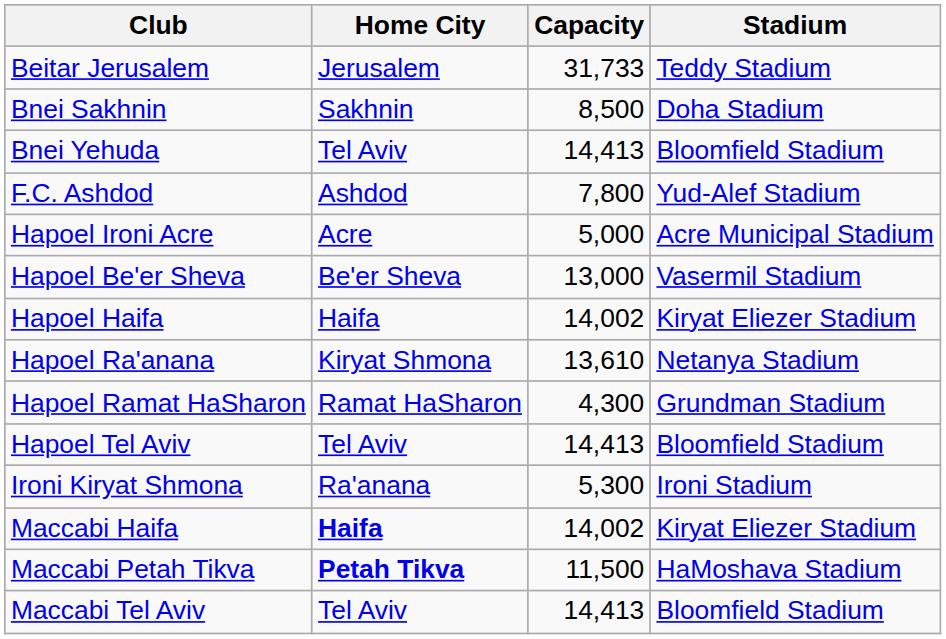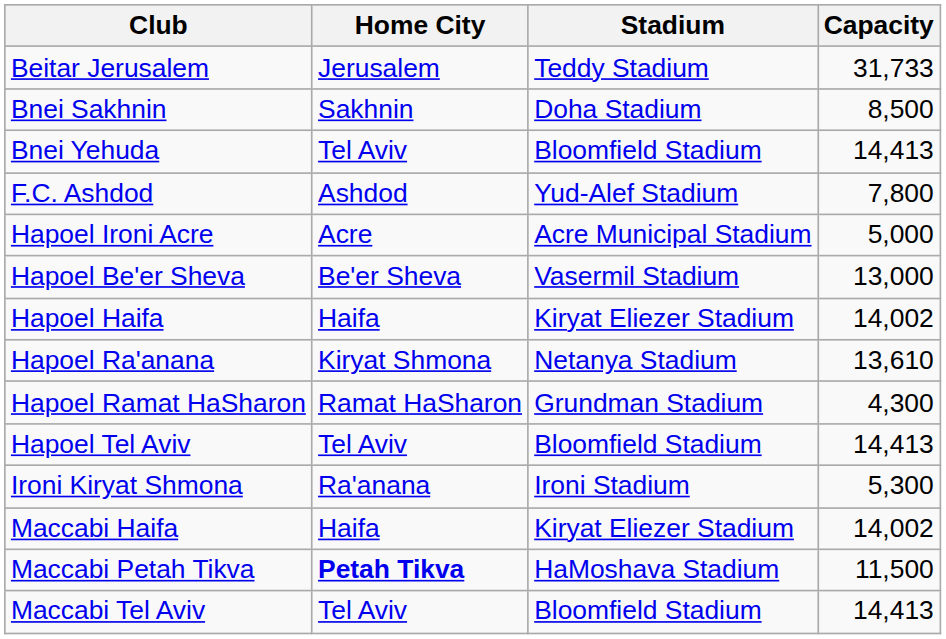columns swapped: (795, 25) <-> (589, 25)
(350, 527) bold -> (349, 527) normal
